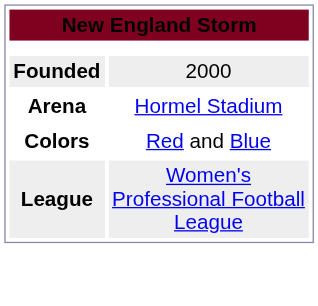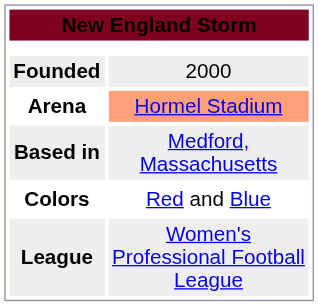(208, 106) no background -> (208, 106) lightsalmon background
+ row: (57, 152)
